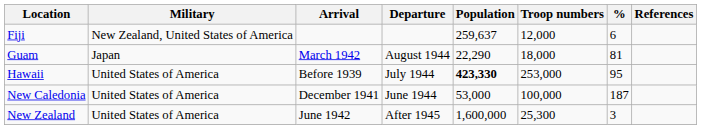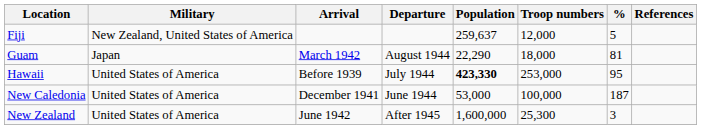(613, 34) 6 -> (613, 34) 5
